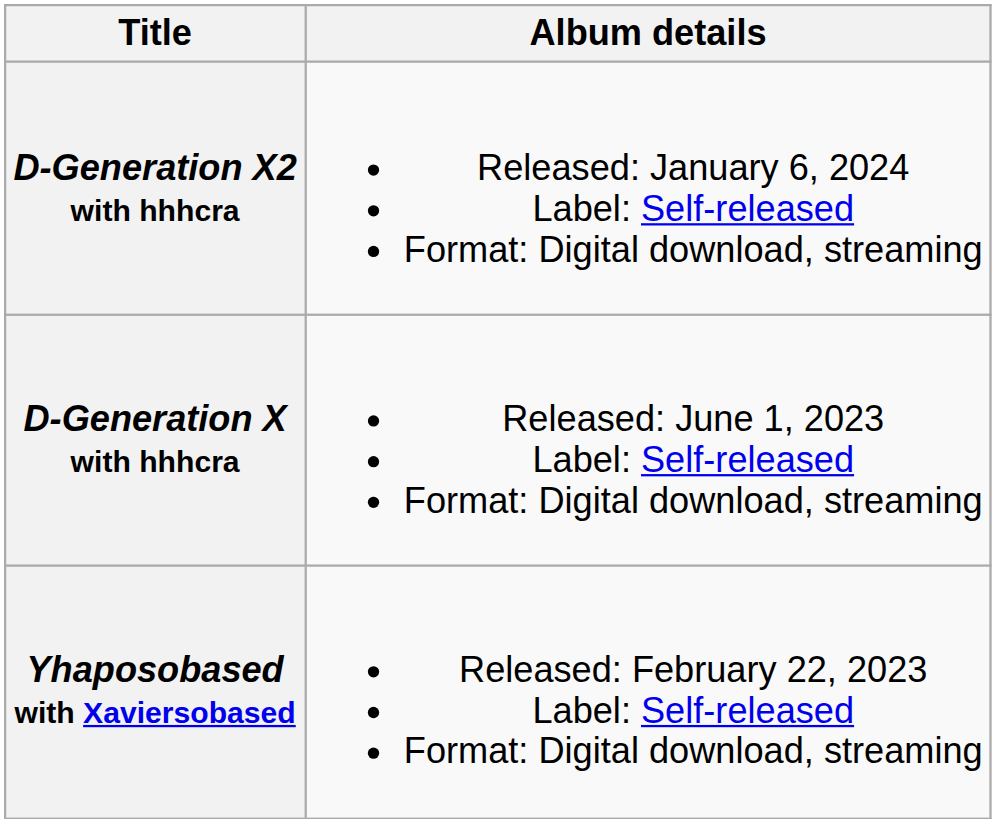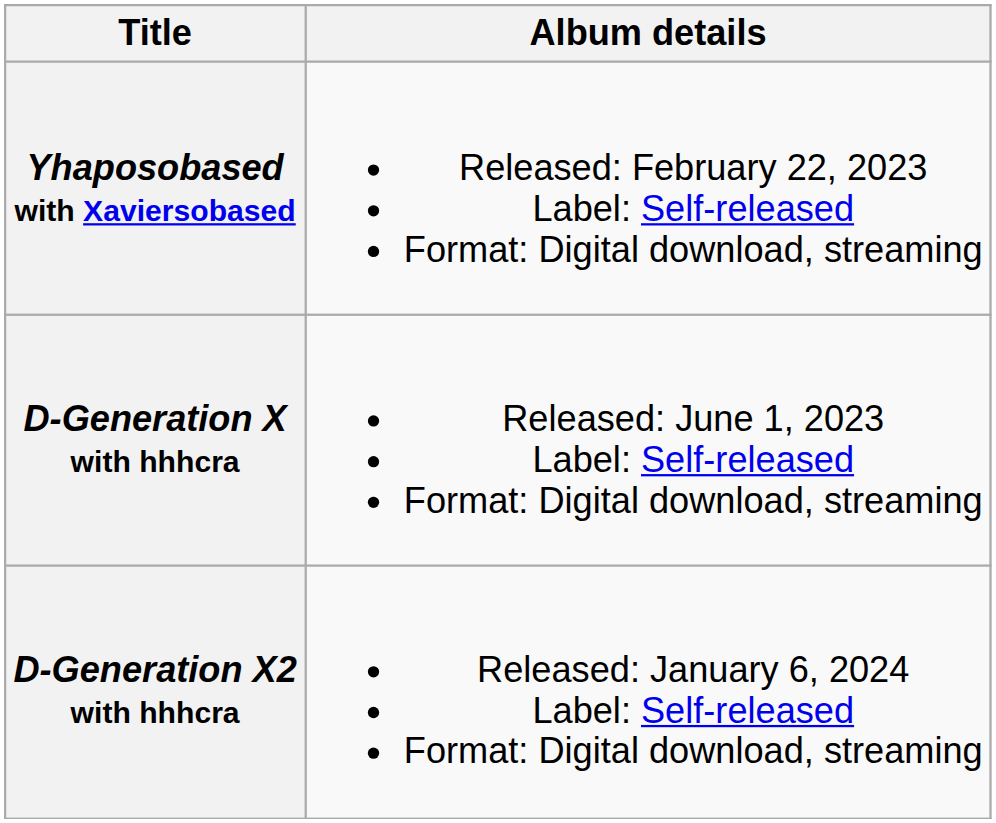rows swapped: (155, 691) <-> (155, 187)
